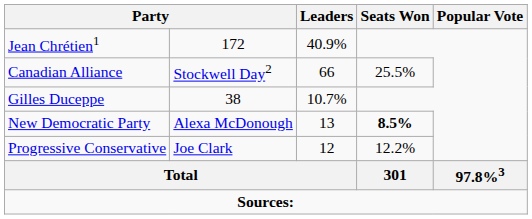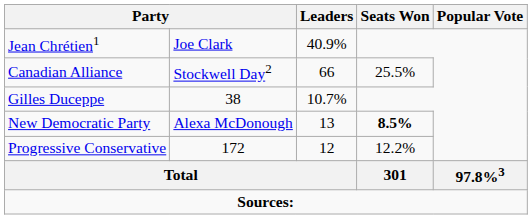(233, 43) 172 -> (203, 43) Joe Clark
(203, 148) Joe Clark -> (233, 148) 172
